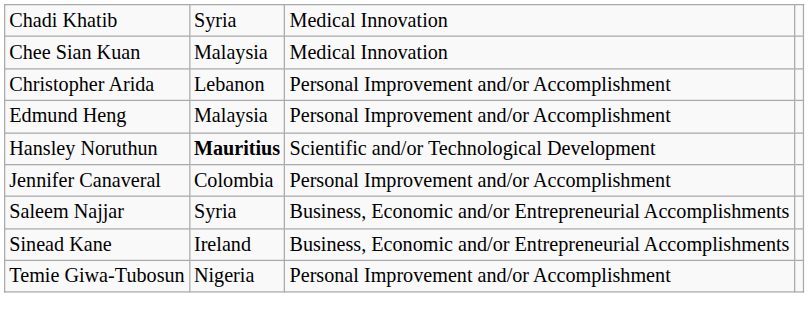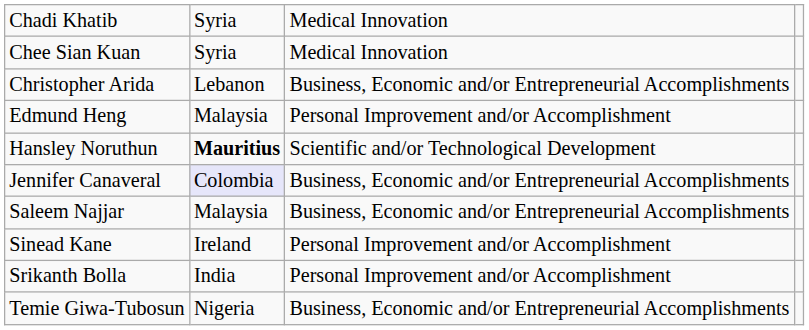(231, 52) Malaysia -> (215, 52) Syria
(480, 84) Personal Improvement and/or Accomplishment -> (539, 84) Business, Economic and/or Entrepreneurial Accomplishments
(234, 180) no background -> (234, 180) lavender background
(480, 180) Personal Improvement and/or Accomplishment -> (539, 180) Business, Economic and/or Entrepreneurial Accomplishments
(215, 212) Syria -> (231, 212) Malaysia
(539, 244) Business, Economic and/or Entrepreneurial Accomplishments -> (480, 244) Personal Improvement and/or Accomplishment
+ row: (68, 276)
(480, 276) Personal Improvement and/or Accomplishment -> (539, 308) Business, Economic and/or Entrepreneurial Accomplishments
